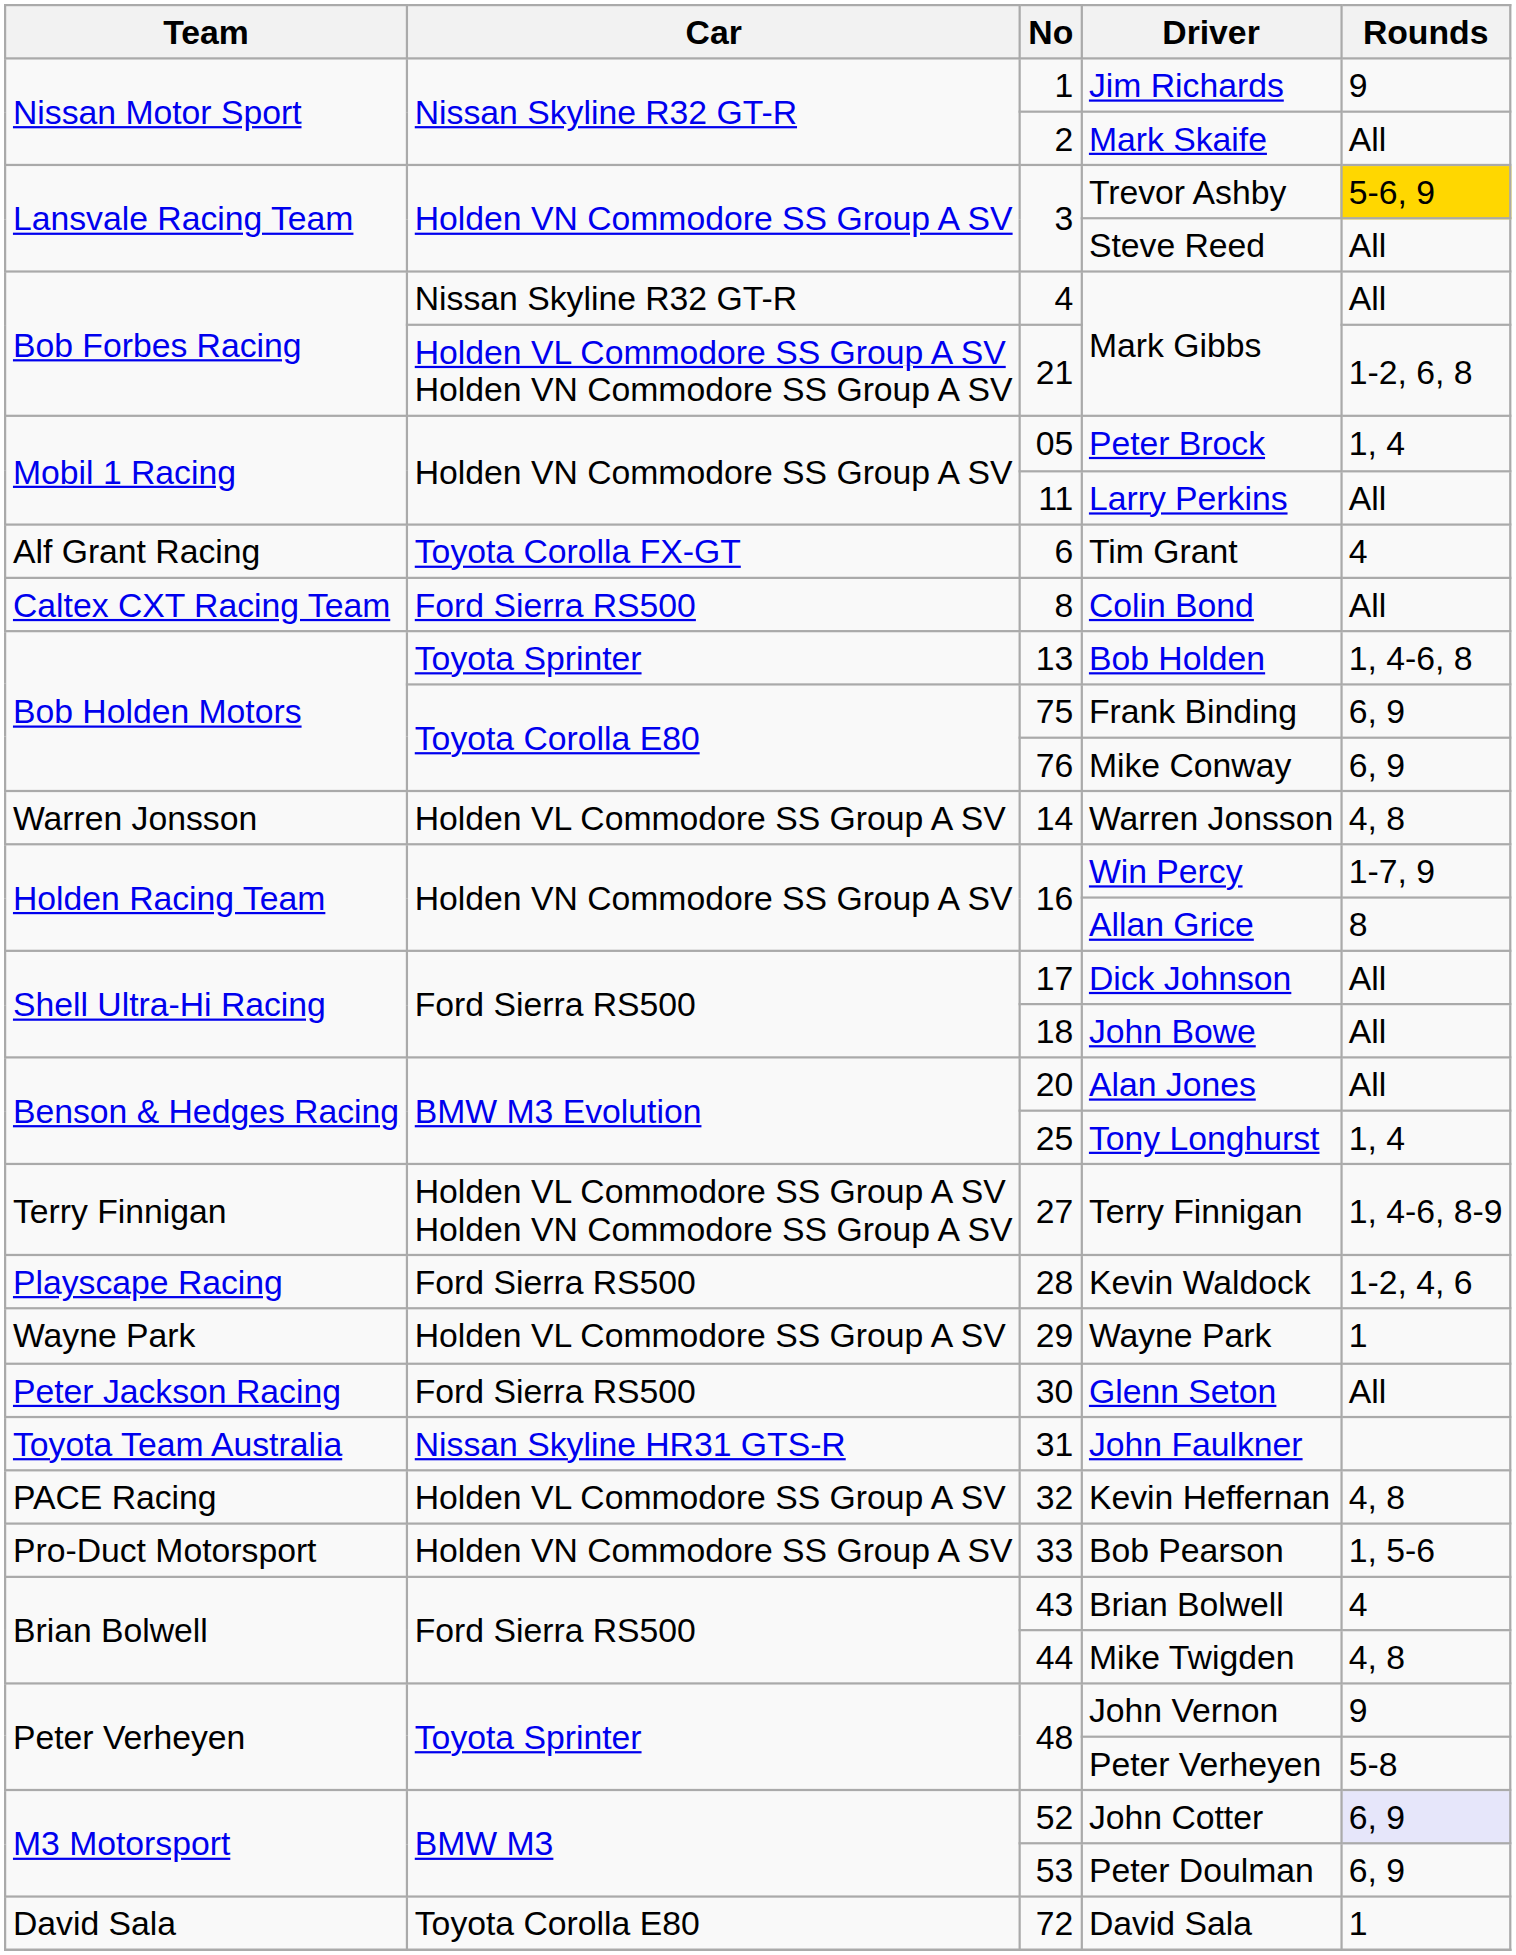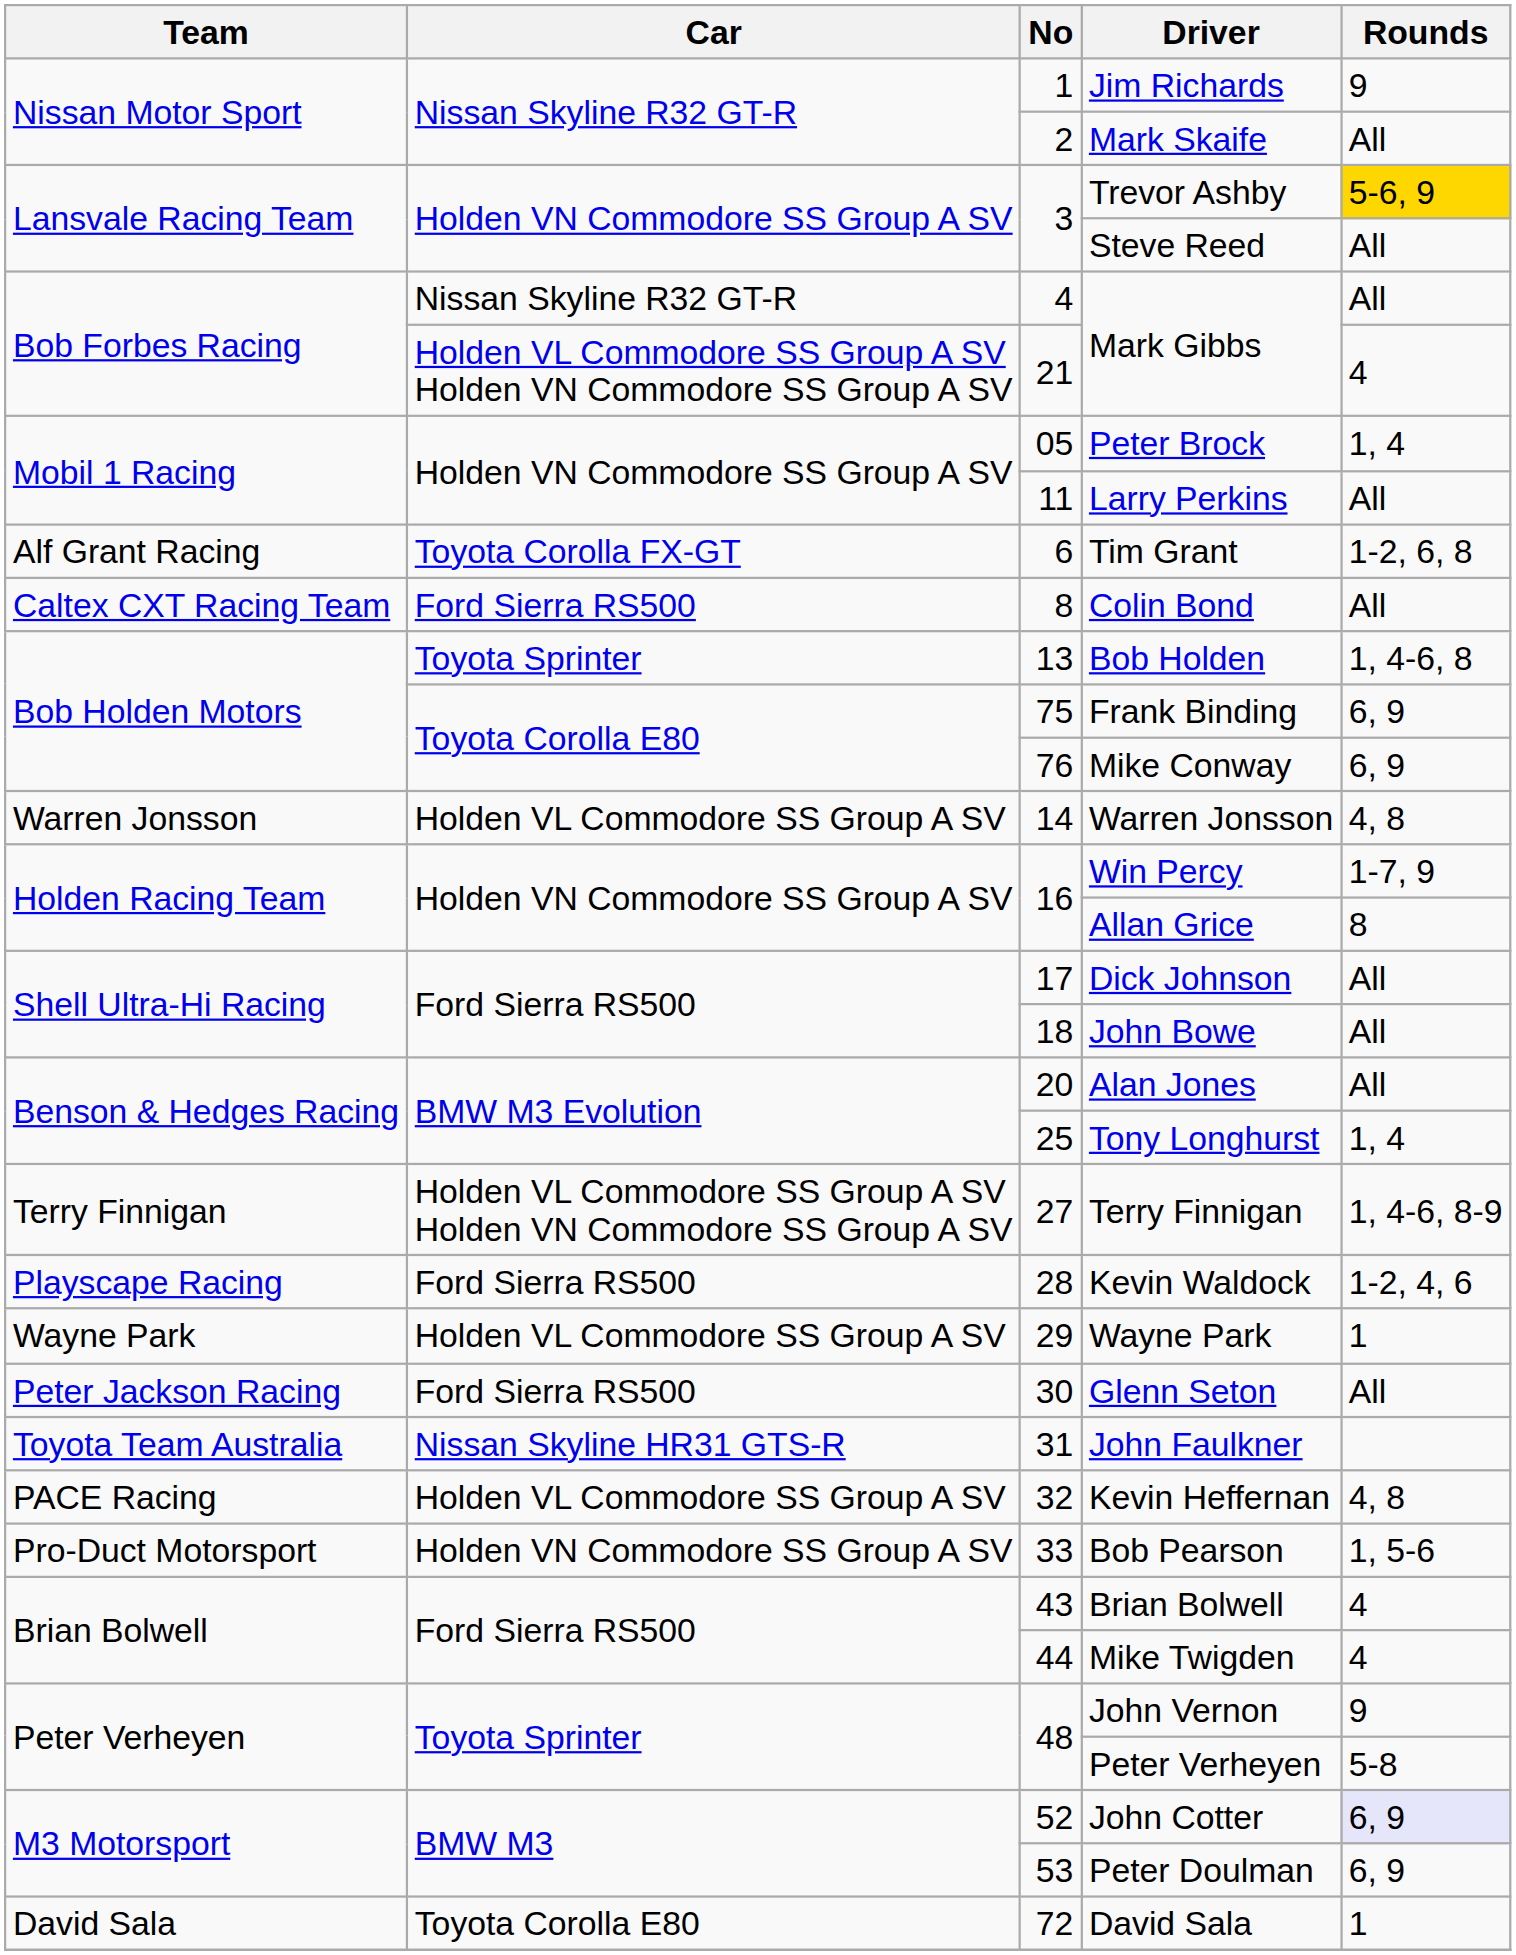(1411, 371) 1-2, 6, 8 -> (1358, 371) 4
(1358, 551) 4 -> (1411, 551) 1-2, 6, 8
(1377, 1657) 4, 8 -> (1358, 1657) 4
